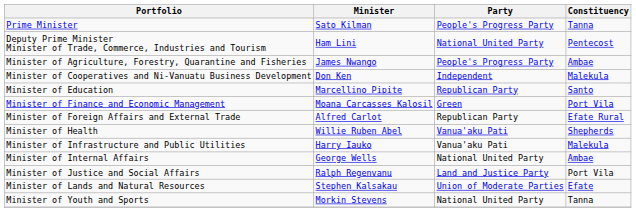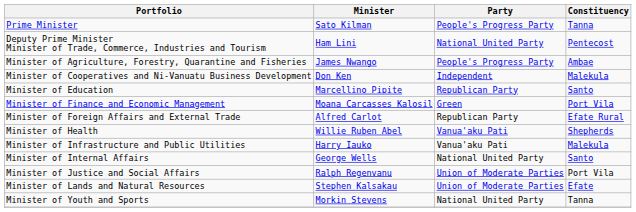(581, 159) Ambae -> (581, 159) Santo
(493, 172) Land and Justice Party -> (500, 172) Union of Moderate Parties
